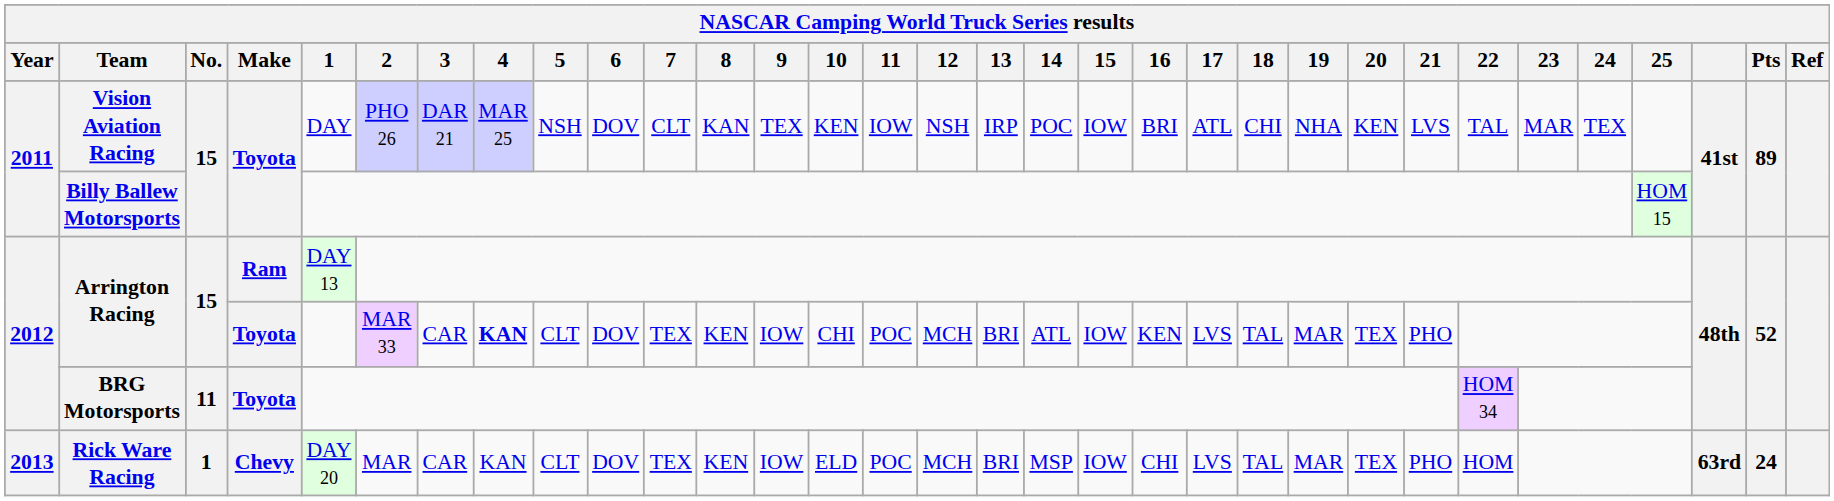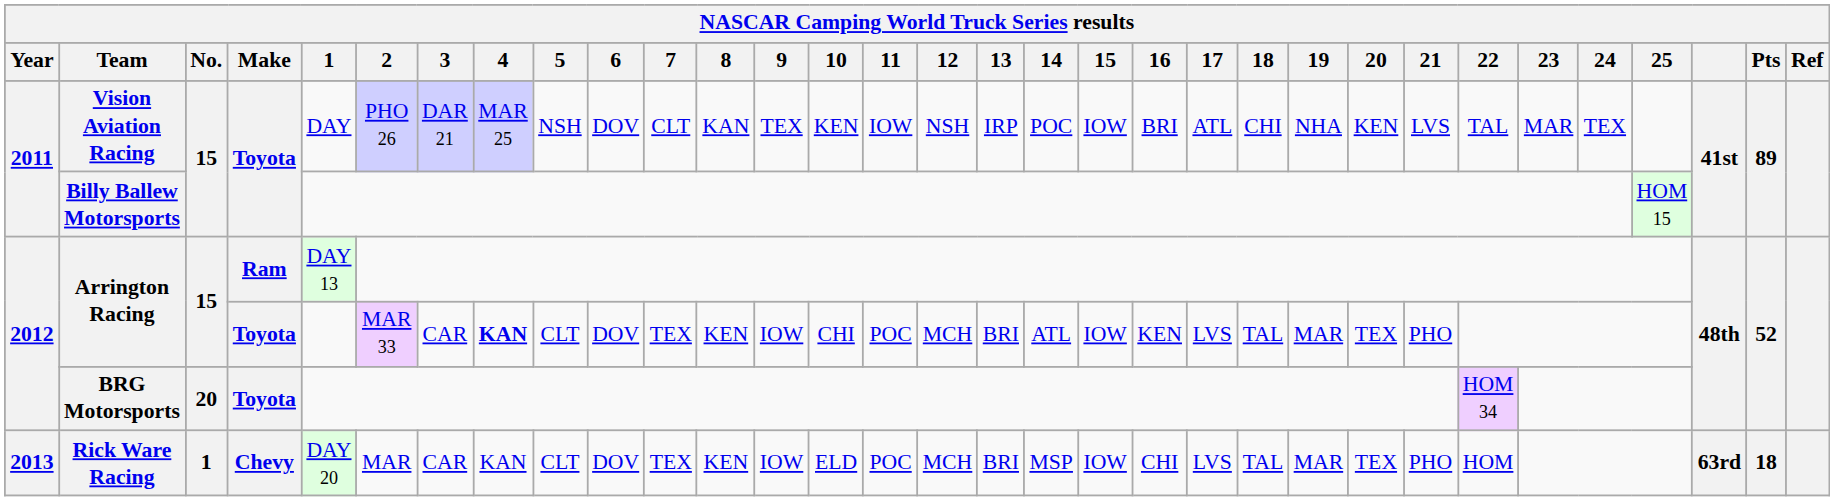(206, 398) 11 -> (206, 398) 20
(1766, 463) 24 -> (1766, 463) 18
